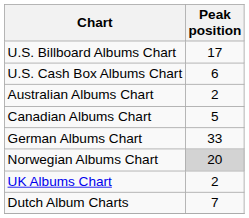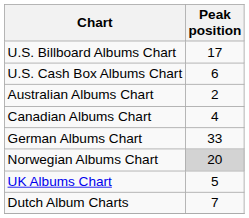(215, 116) 5 -> (215, 116) 4
(215, 181) 2 -> (215, 181) 5
